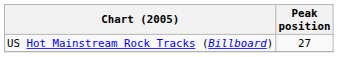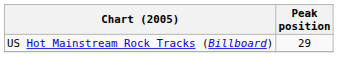(304, 43) 27 -> (304, 43) 29
